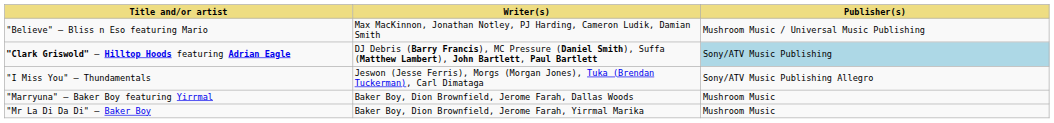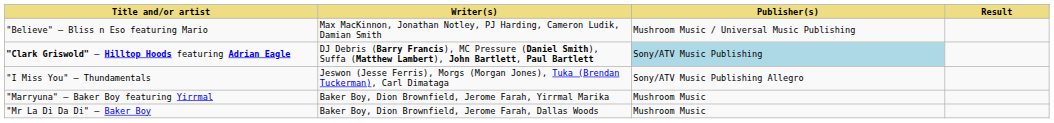+ column: (997, 11)
(494, 97) Baker Boy, Dion Brownfield, Jerome Farah, Dallas Woods -> (464, 97) Baker Boy, Dion Brownfield, Jerome Farah, Yirrmal Marika
(499, 111) Baker Boy, Dion Brownfield, Jerome Farah, Yirrmal Marika -> (459, 111) Baker Boy, Dion Brownfield, Jerome Farah, Dallas Woods
